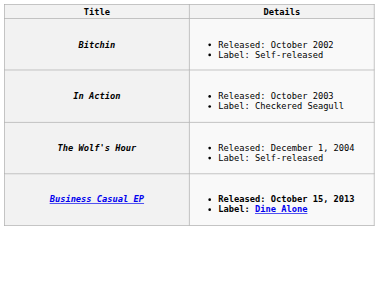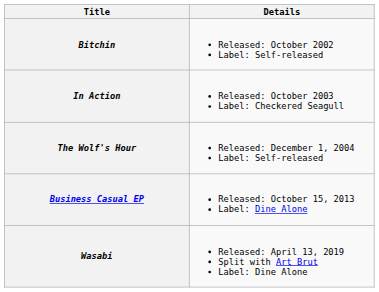(282, 205) bold -> (282, 205) normal
+ row: (97, 256)
